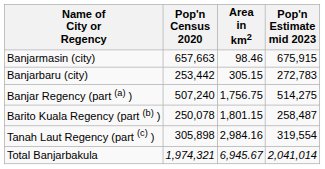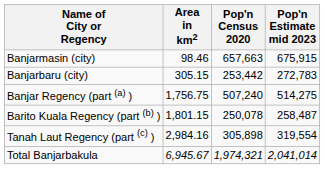columns swapped: (241, 27) <-> (190, 27)
